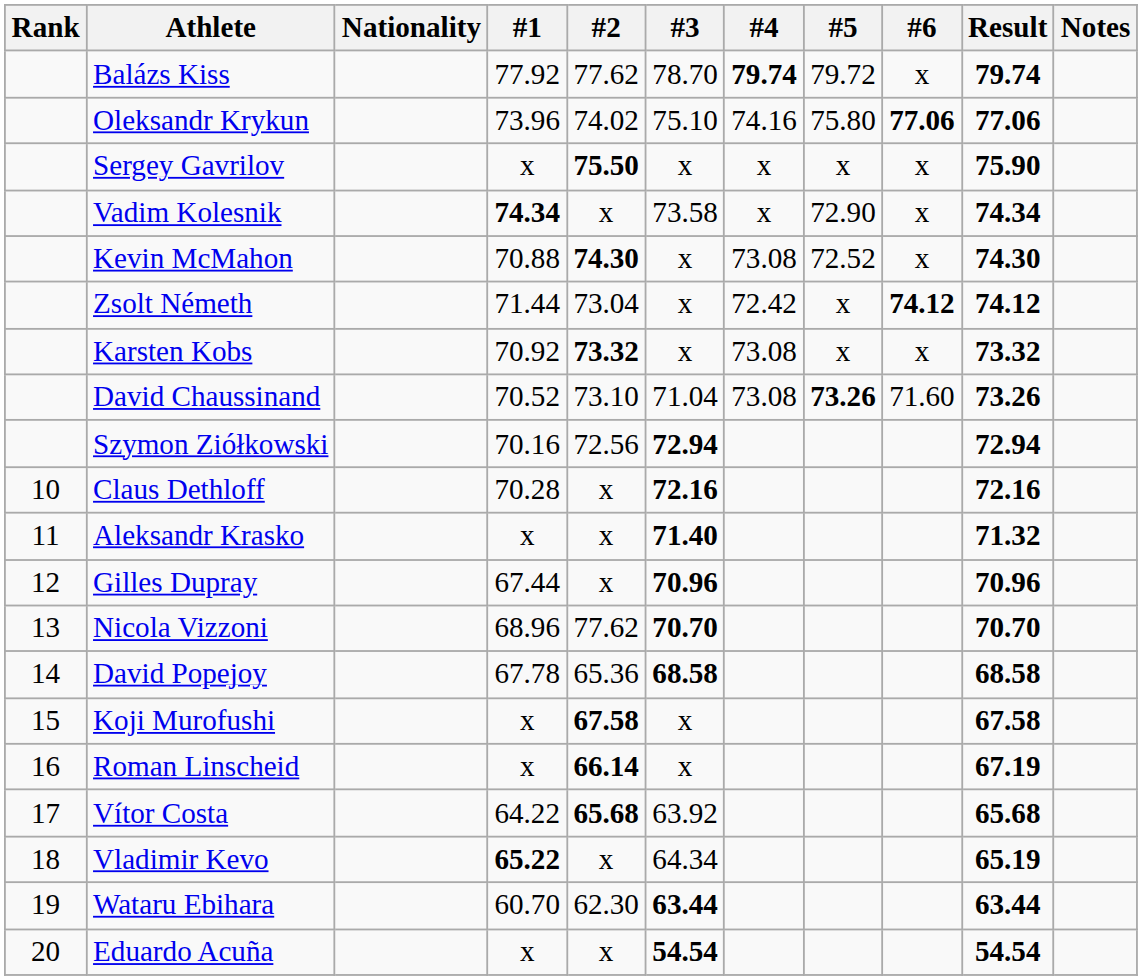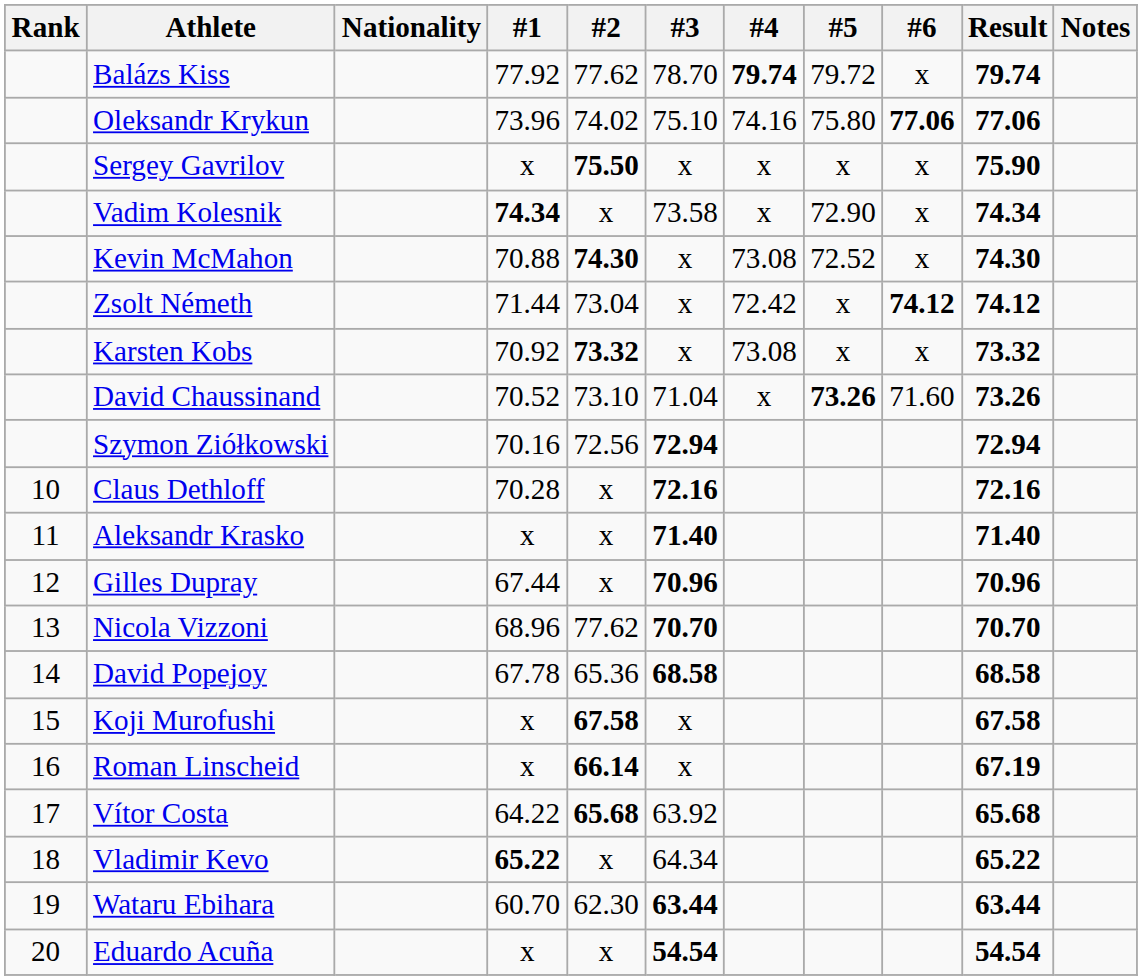(764, 397) 73.08 -> (764, 397) x
(1008, 535) 71.32 -> (1008, 535) 71.40
(1008, 858) 65.19 -> (1008, 858) 65.22
